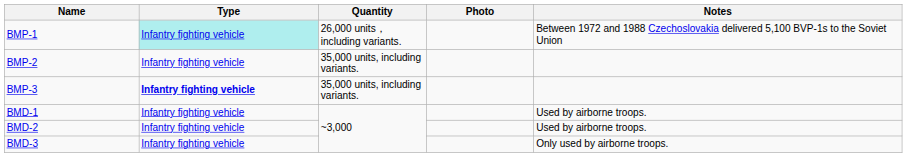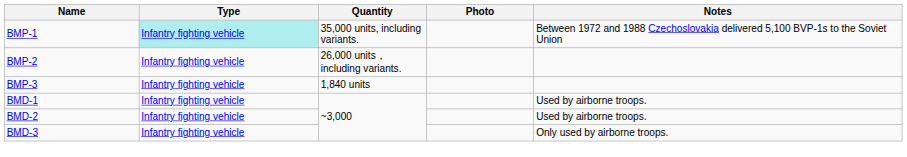(361, 35) 26,000 units， including variants. -> (371, 34) 35,000 units, including variants.
(371, 63) 35,000 units, including variants. -> (361, 62) 26,000 units， including variants.
(198, 90) bold -> (193, 85) normal
(371, 90) 35,000 units, including variants. -> (345, 85) 1,840 units
